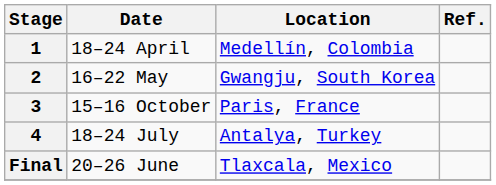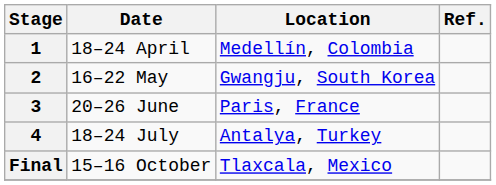(141, 107) 15–16 October -> (125, 107) 20–26 June
(125, 166) 20–26 June -> (141, 166) 15–16 October
